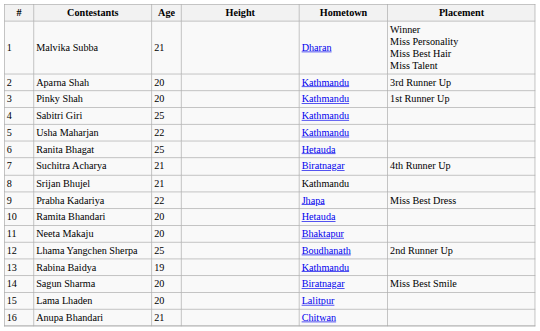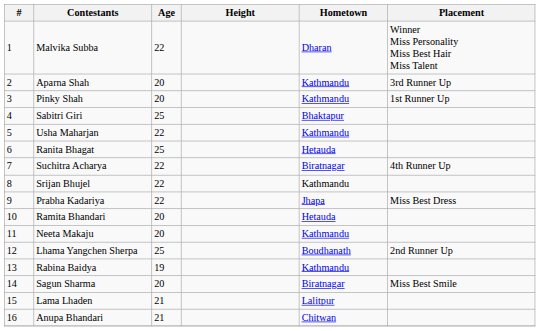(159, 47) 21 -> (159, 47) 22
(325, 116) Kathmandu -> (323, 116) Bhaktapur
(159, 166) 21 -> (159, 166) 22
(159, 183) 21 -> (159, 183) 22
(323, 233) Bhaktapur -> (325, 233) Kathmandu
(159, 301) 20 -> (159, 301) 21
